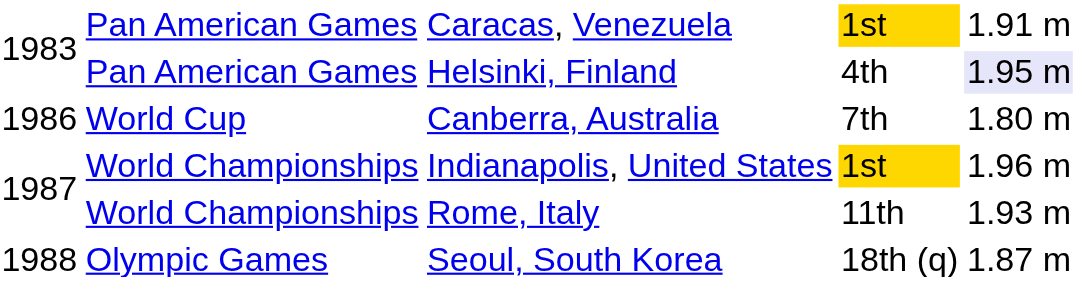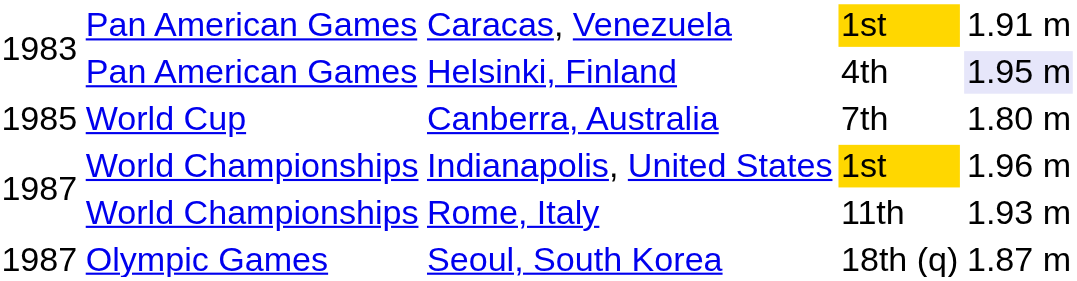(39, 118) 1986 -> (39, 118) 1985
(39, 259) 1988 -> (39, 259) 1987
